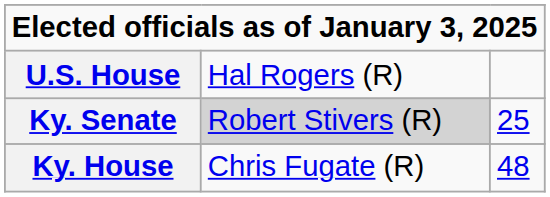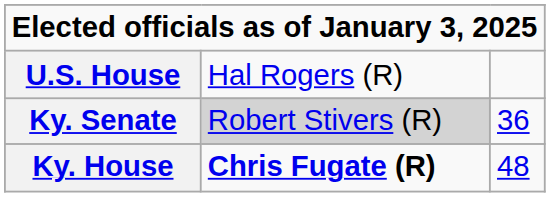(513, 120) 25 -> (513, 120) 36
(316, 167) normal -> (322, 167) bold
